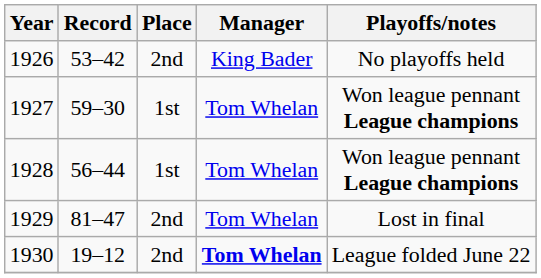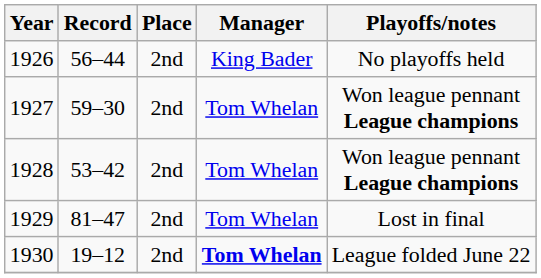(98, 58) 53–42 -> (98, 58) 56–44
(167, 107) 1st -> (167, 107) 2nd
(98, 169) 56–44 -> (98, 169) 53–42
(167, 169) 1st -> (167, 169) 2nd
